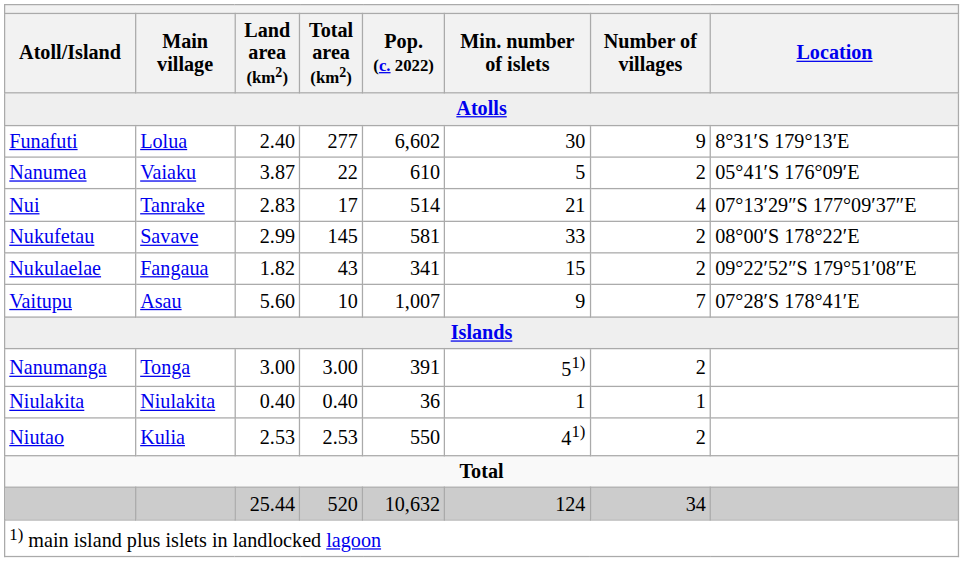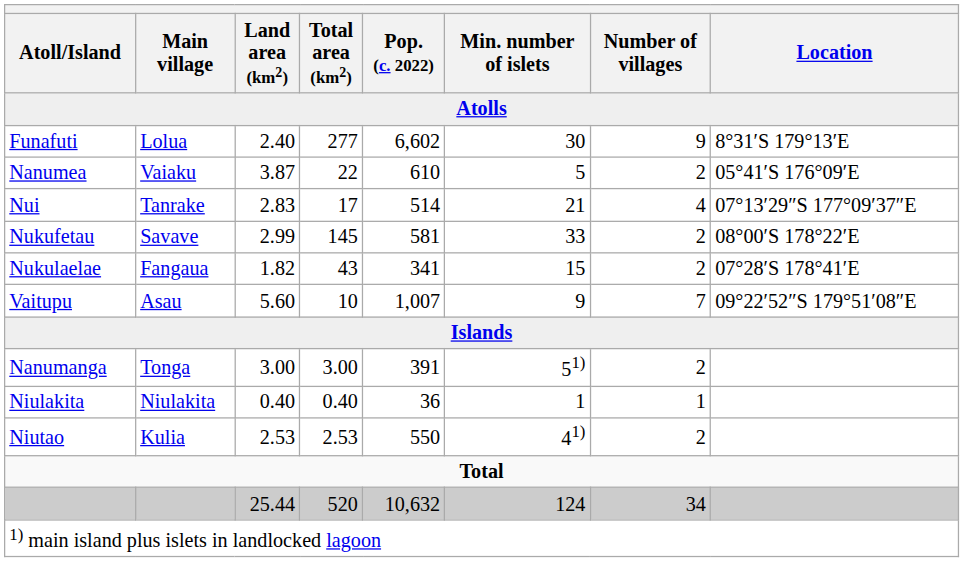(816, 268) 09°22′52″S 179°51′08″E -> (787, 268) 07°28′S 178°41′E
(787, 300) 07°28′S 178°41′E -> (816, 300) 09°22′52″S 179°51′08″E
